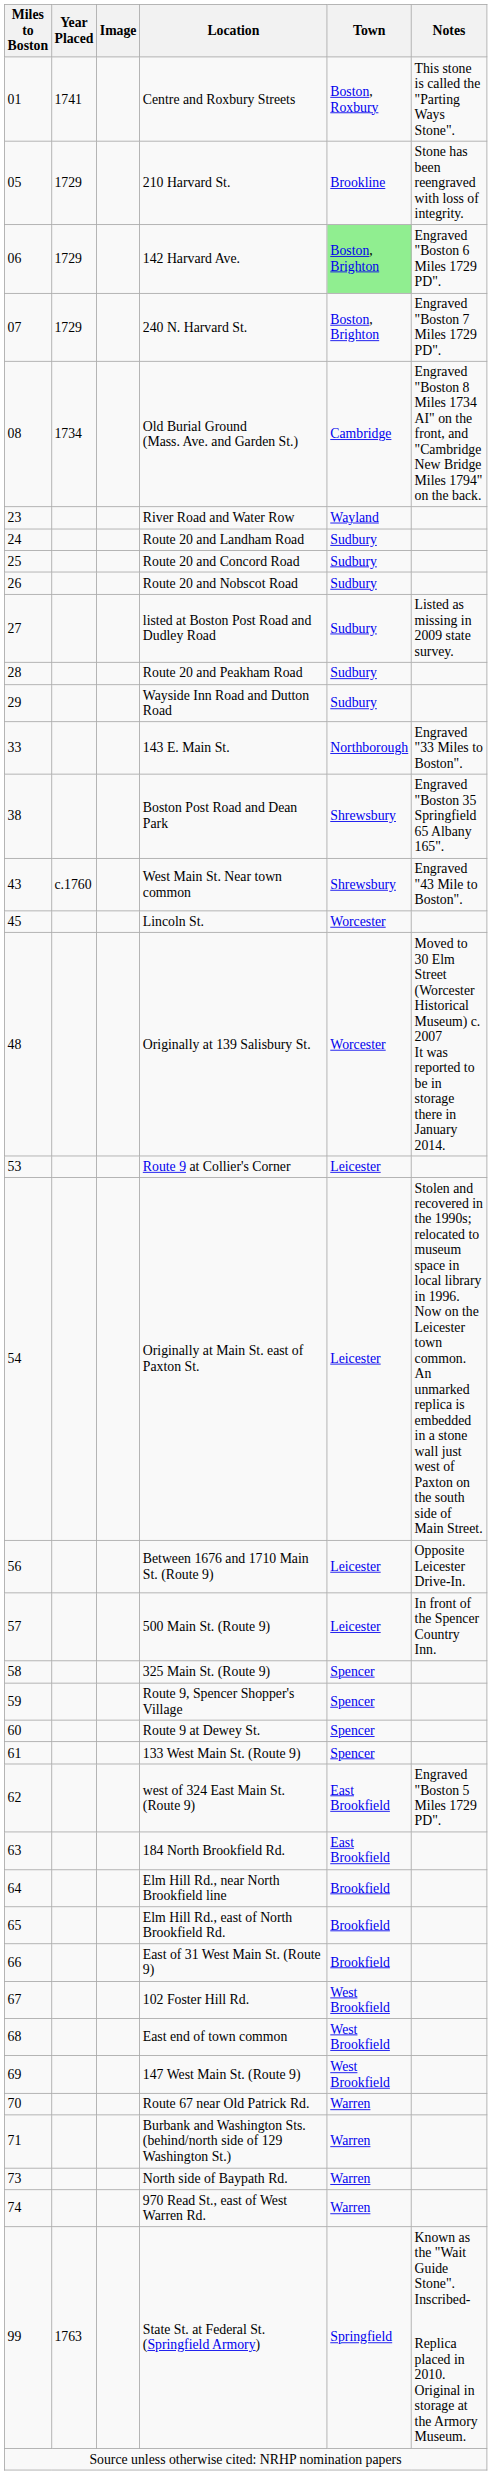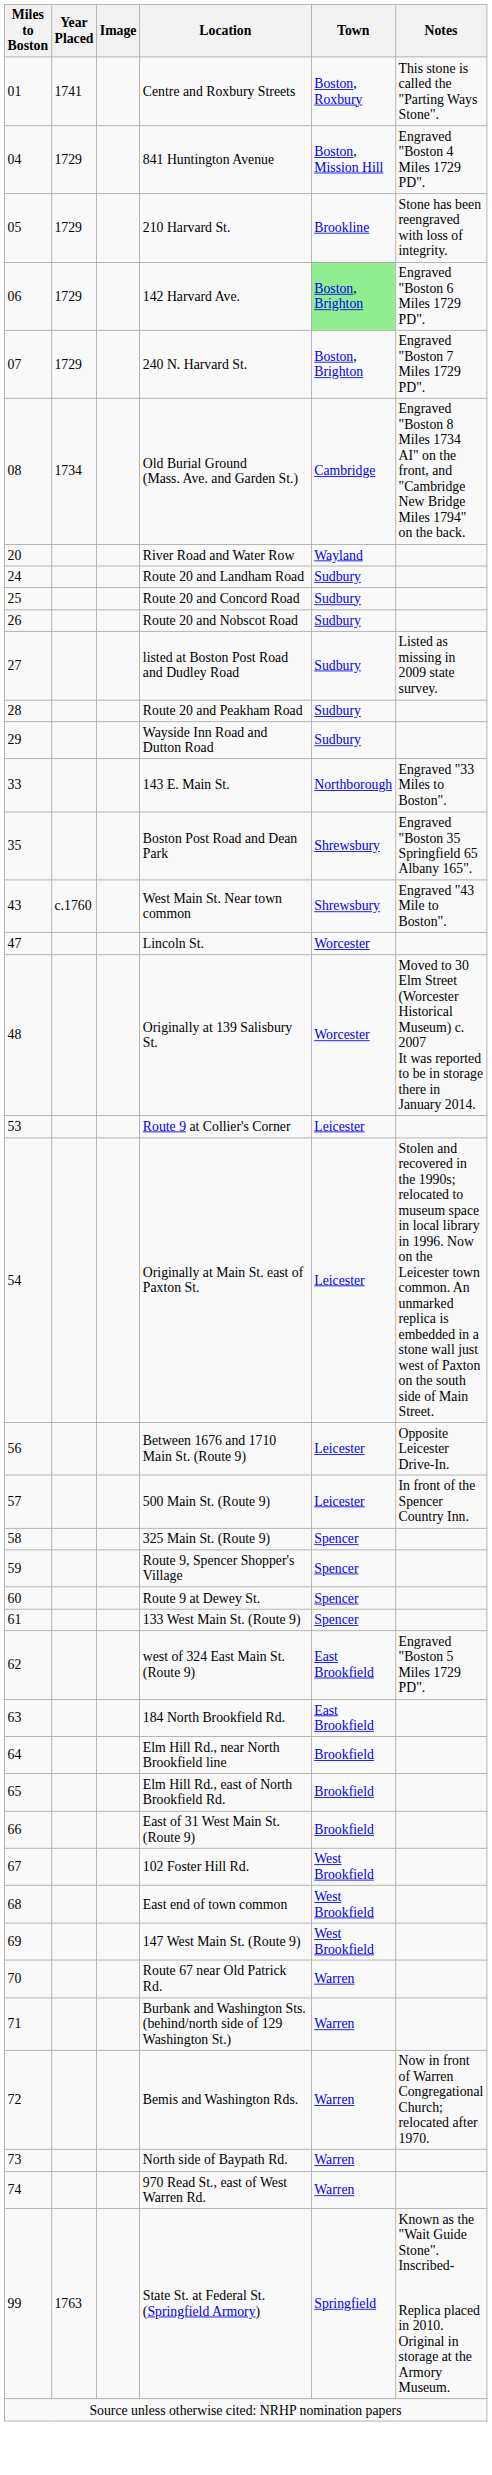+ row: (208, 159)
(14, 517) 23 -> (14, 555) 20
(14, 816) 38 -> (14, 845) 35
(14, 921) 45 -> (14, 943) 47
+ row: (220, 2099)
